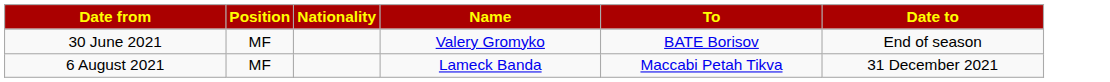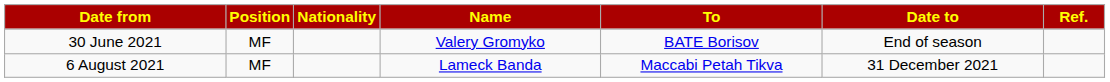+ column: (1074, 17)
